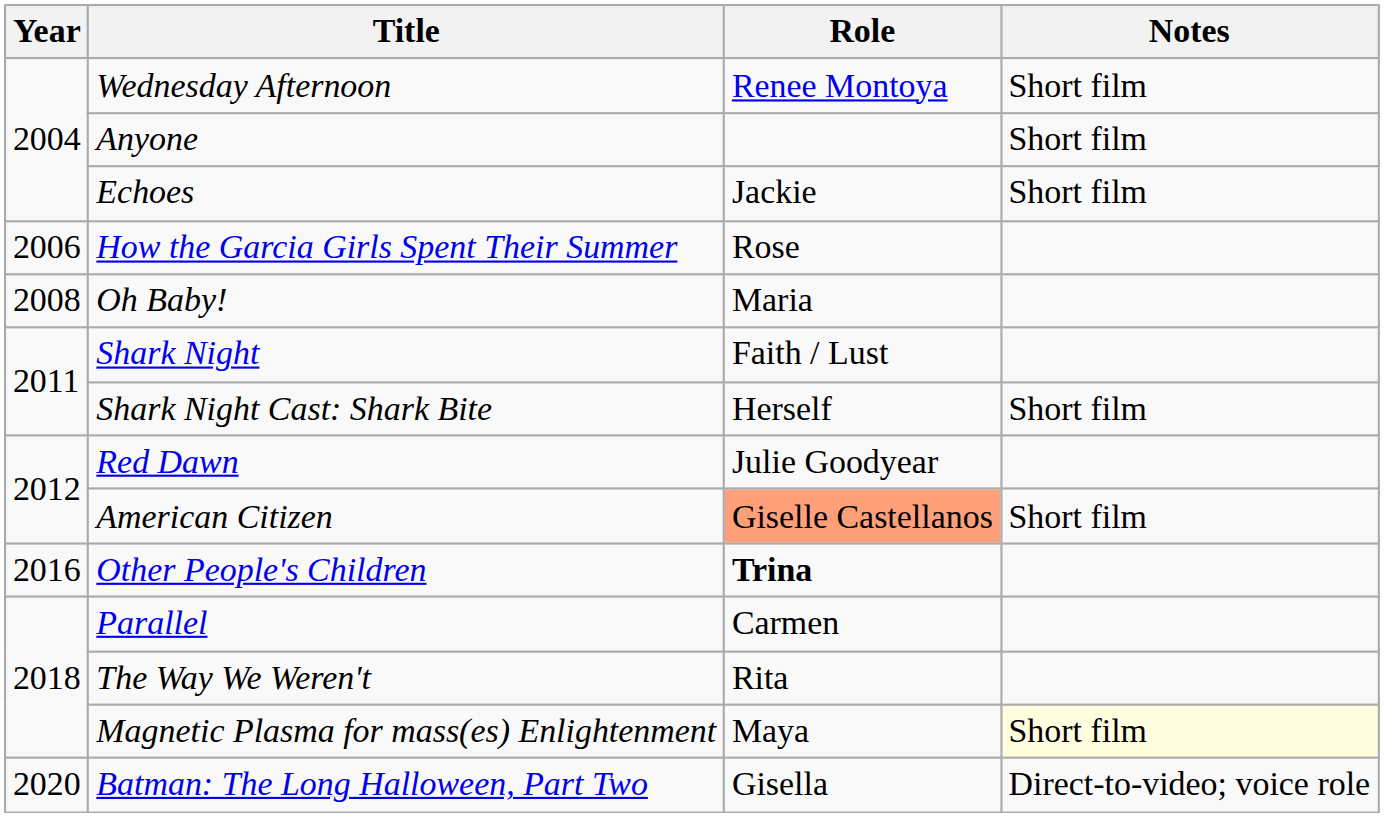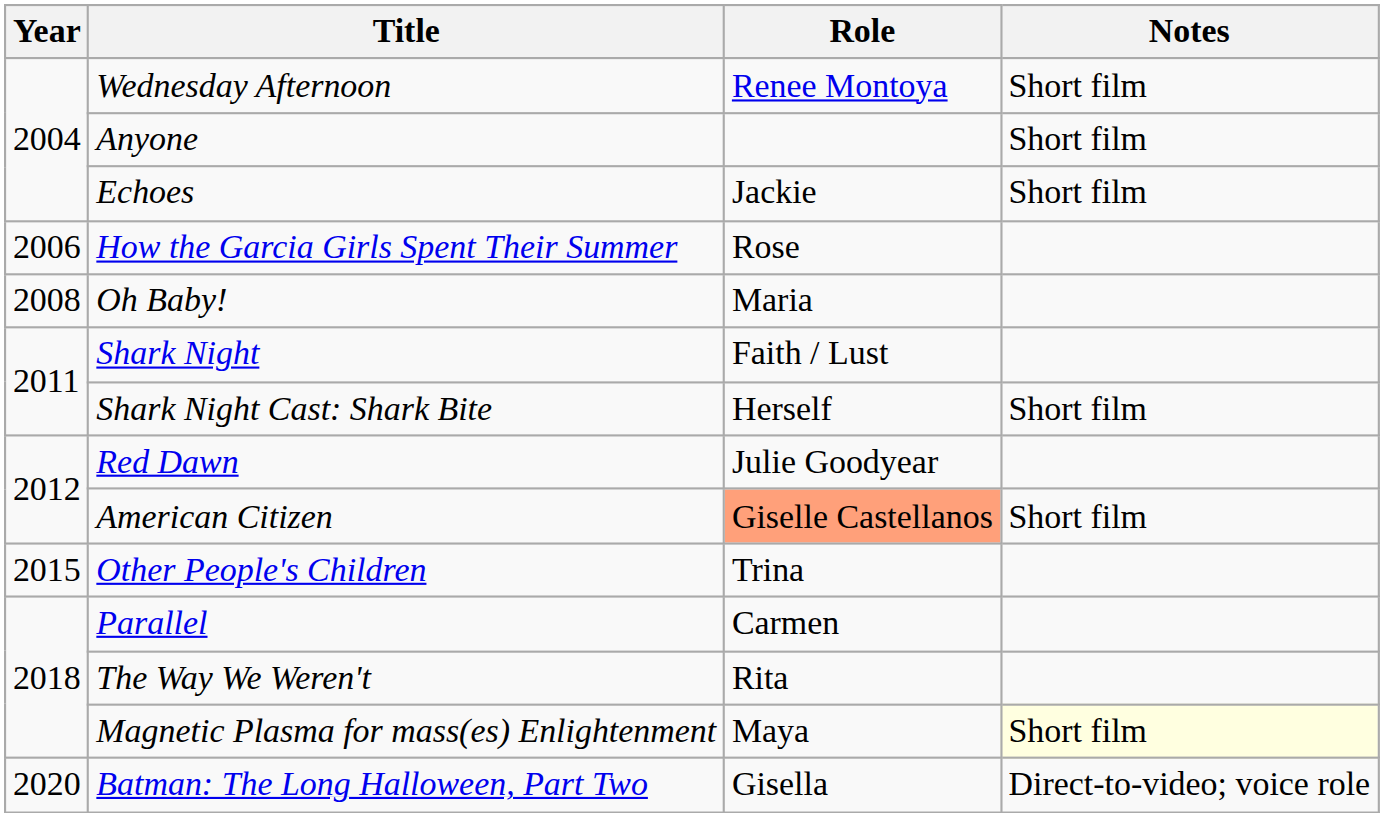(47, 569) 2016 -> (47, 569) 2015
(772, 569) bold -> (768, 569) normal
